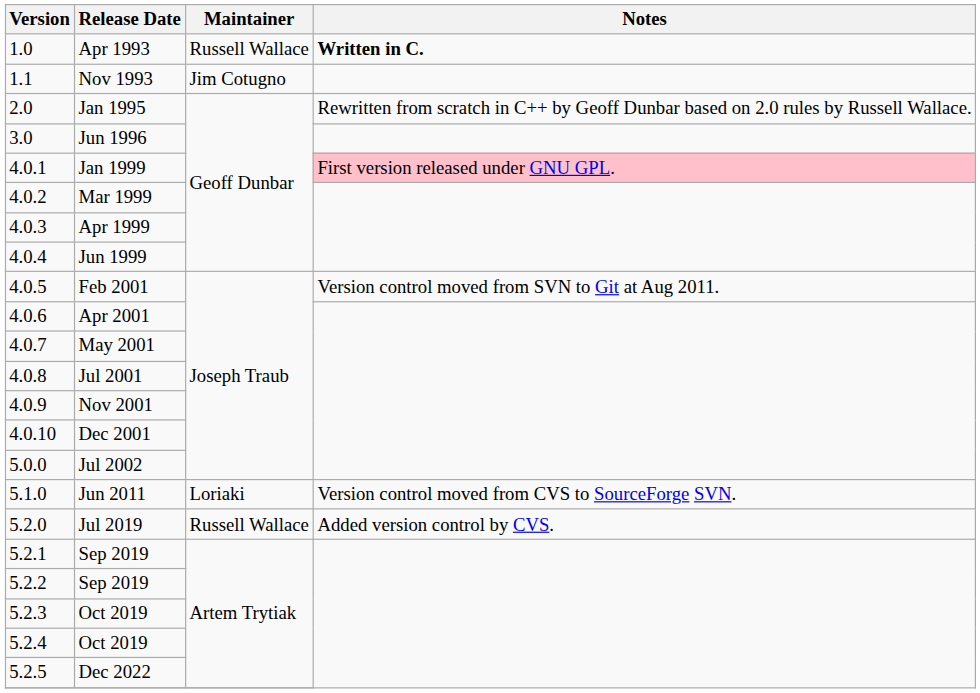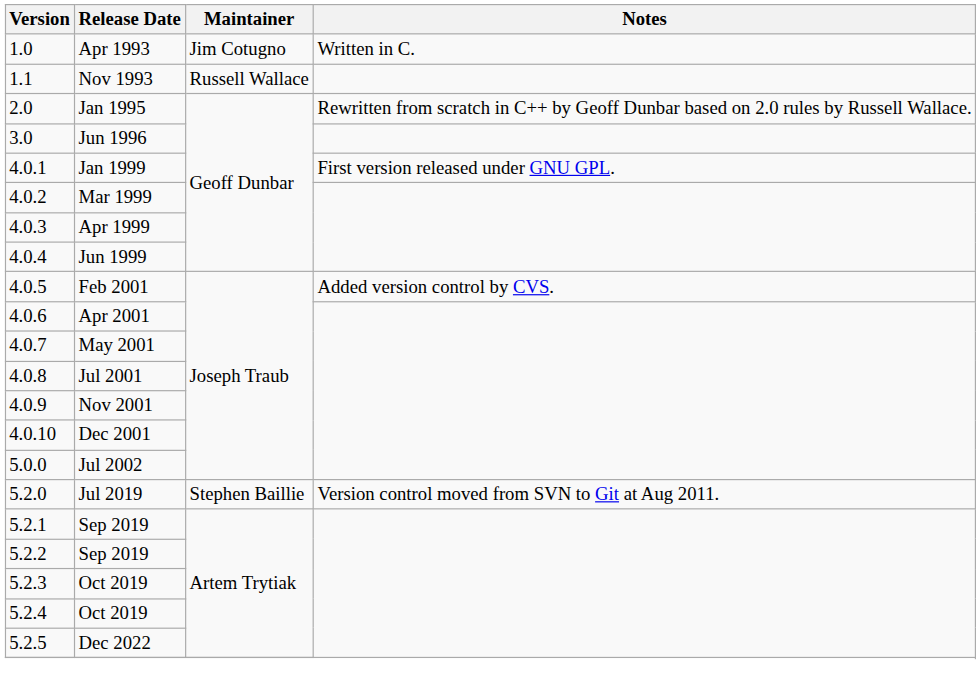(249, 49) Russell Wallace -> (238, 49) Jim Cotugno
(371, 49) bold -> (366, 49) normal
(238, 78) Jim Cotugno -> (249, 78) Russell Wallace
(466, 167) pink background -> (466, 167) no background
(518, 286) Version control moved from SVN to Git at Aug 2011. -> (436, 286) Added version control by CVS.
- row: (28, 494)
(249, 524) Russell Wallace -> (247, 494) Stephen Baillie
(436, 524) Added version control by CVS. -> (518, 494) Version control moved from SVN to Git at Aug 2011.
